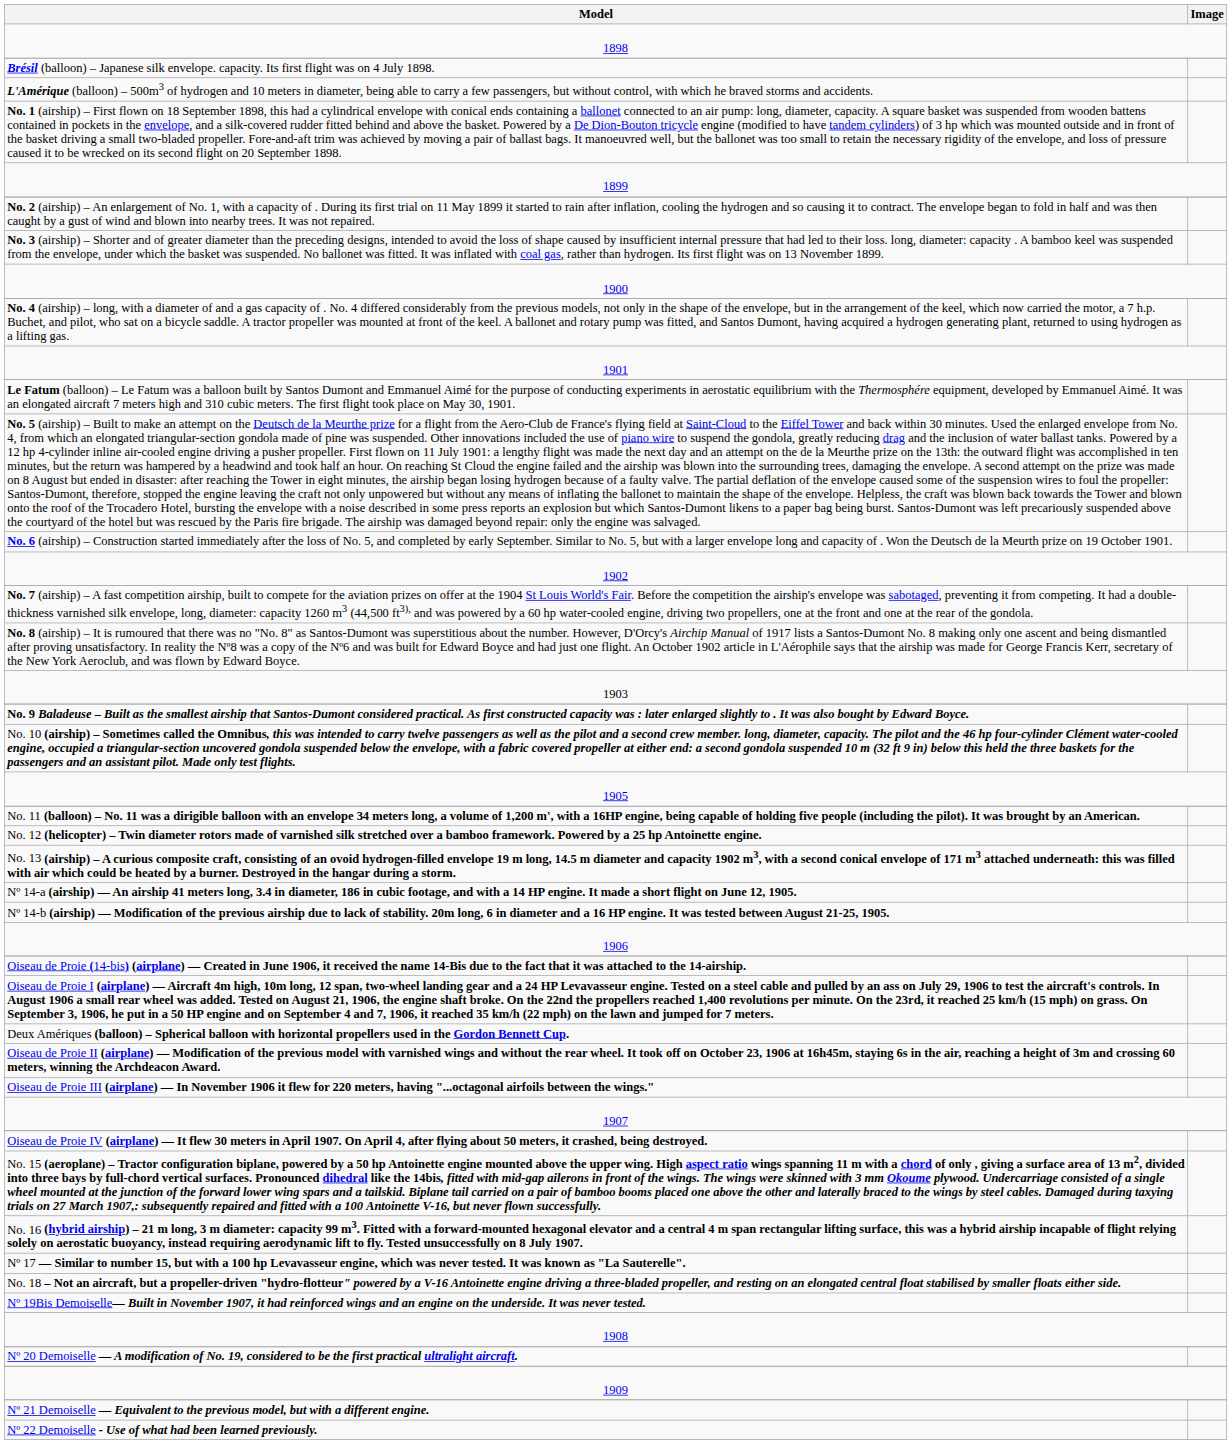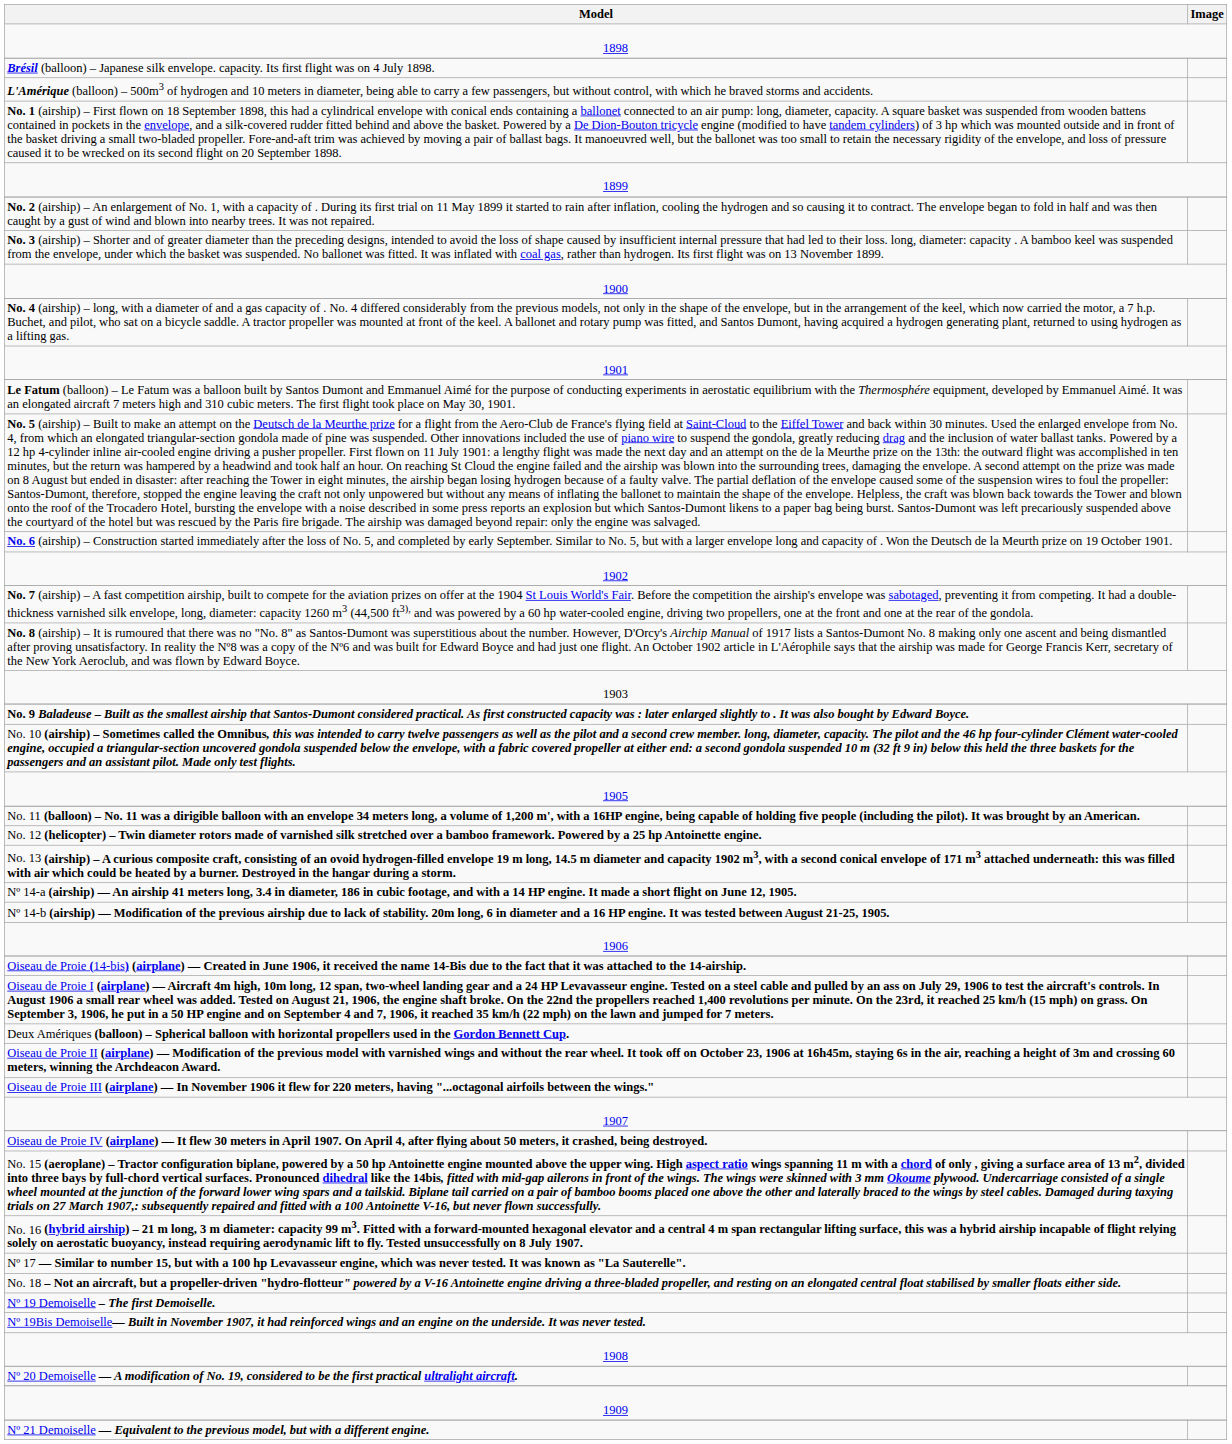+ row: (111, 1302)
- row: (162, 1429)
